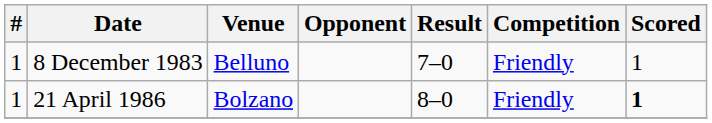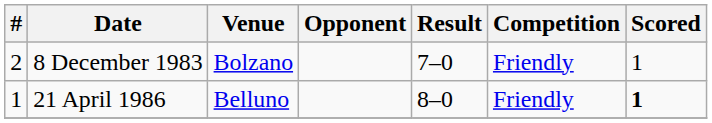(16, 61) 1 -> (16, 61) 2
(251, 61) Belluno -> (253, 61) Bolzano
(253, 99) Bolzano -> (251, 99) Belluno
